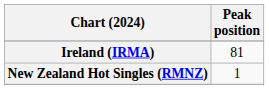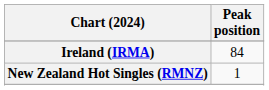(237, 52) 81 -> (237, 52) 84
